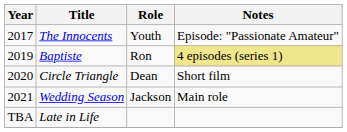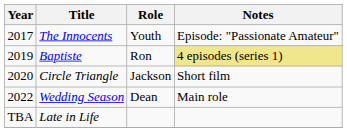(144, 76) Dean -> (151, 76) Jackson
(20, 96) 2021 -> (20, 96) 2022
(151, 96) Jackson -> (144, 96) Dean
